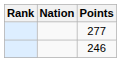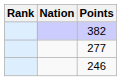+ row: (97, 31)
